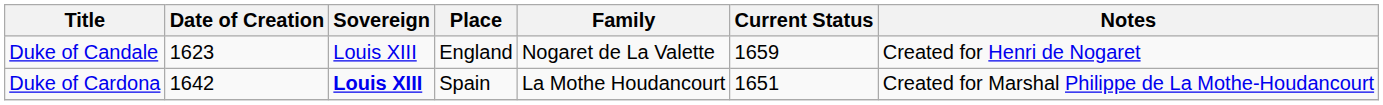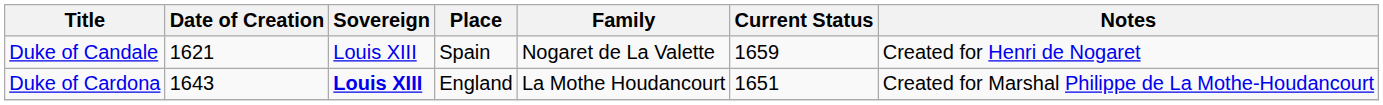(192, 52) 1623 -> (192, 52) 1621
(476, 52) England -> (465, 52) Spain
(192, 83) 1642 -> (192, 83) 1643
(465, 83) Spain -> (476, 83) England
